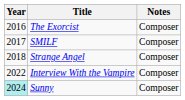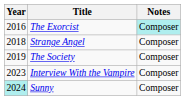(159, 27) no background -> (159, 27) paleturquoise background
- row: (44, 42)
+ row: (52, 57)
(16, 73) 2022 -> (16, 73) 2023
